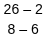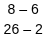rows swapped: (23, 29) <-> (23, 10)
